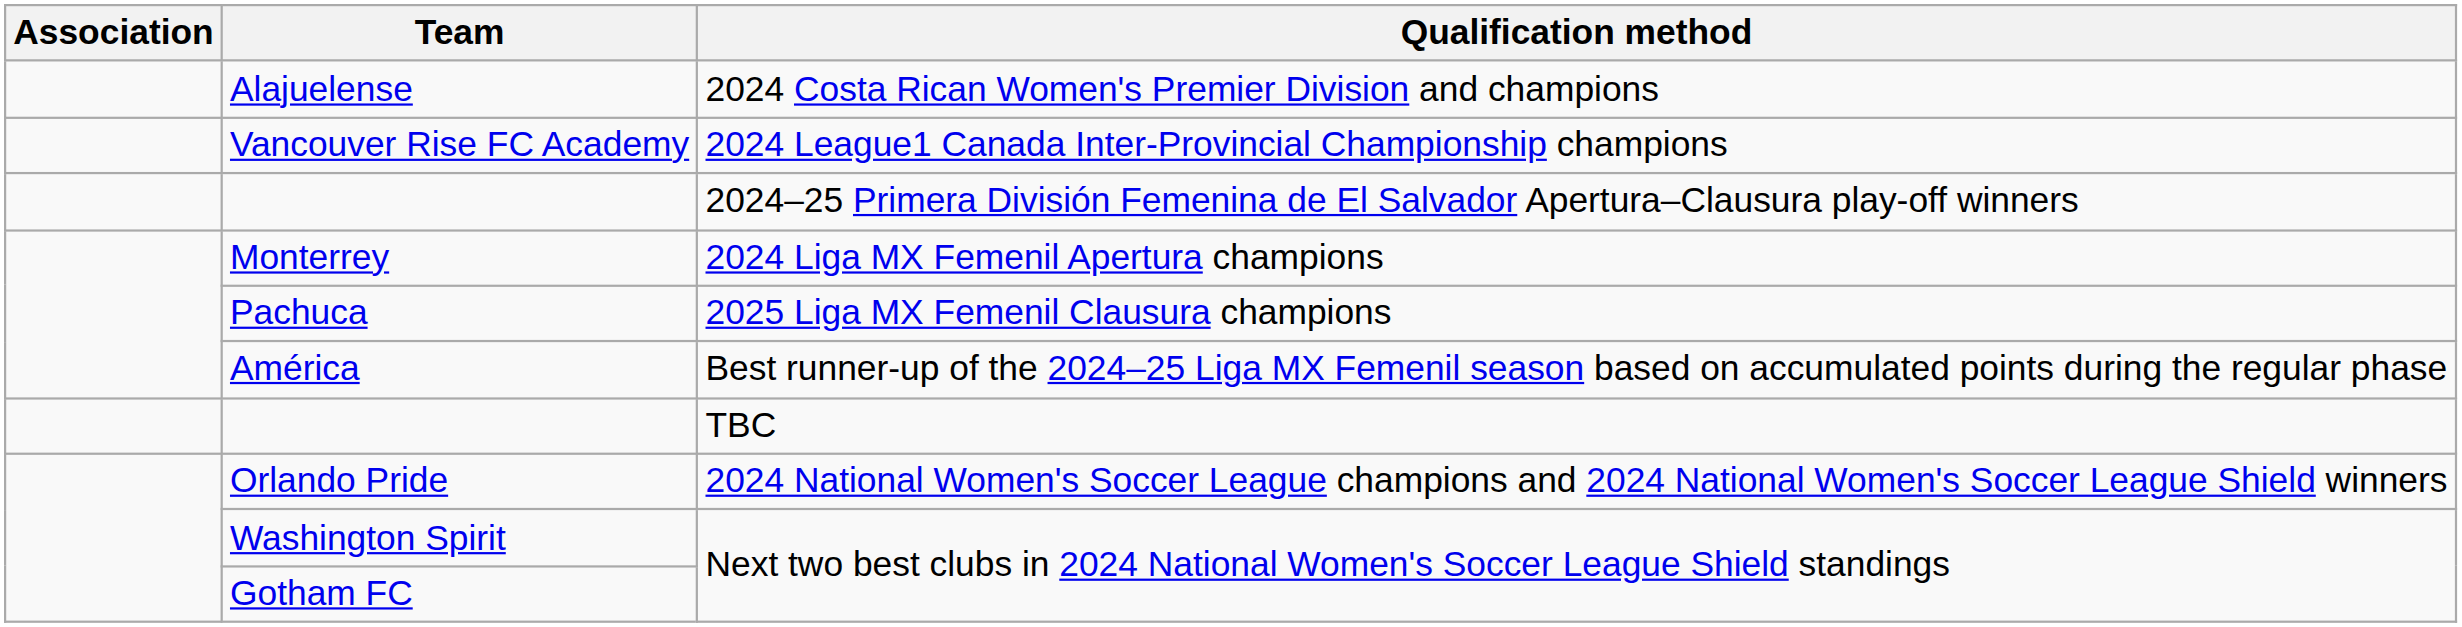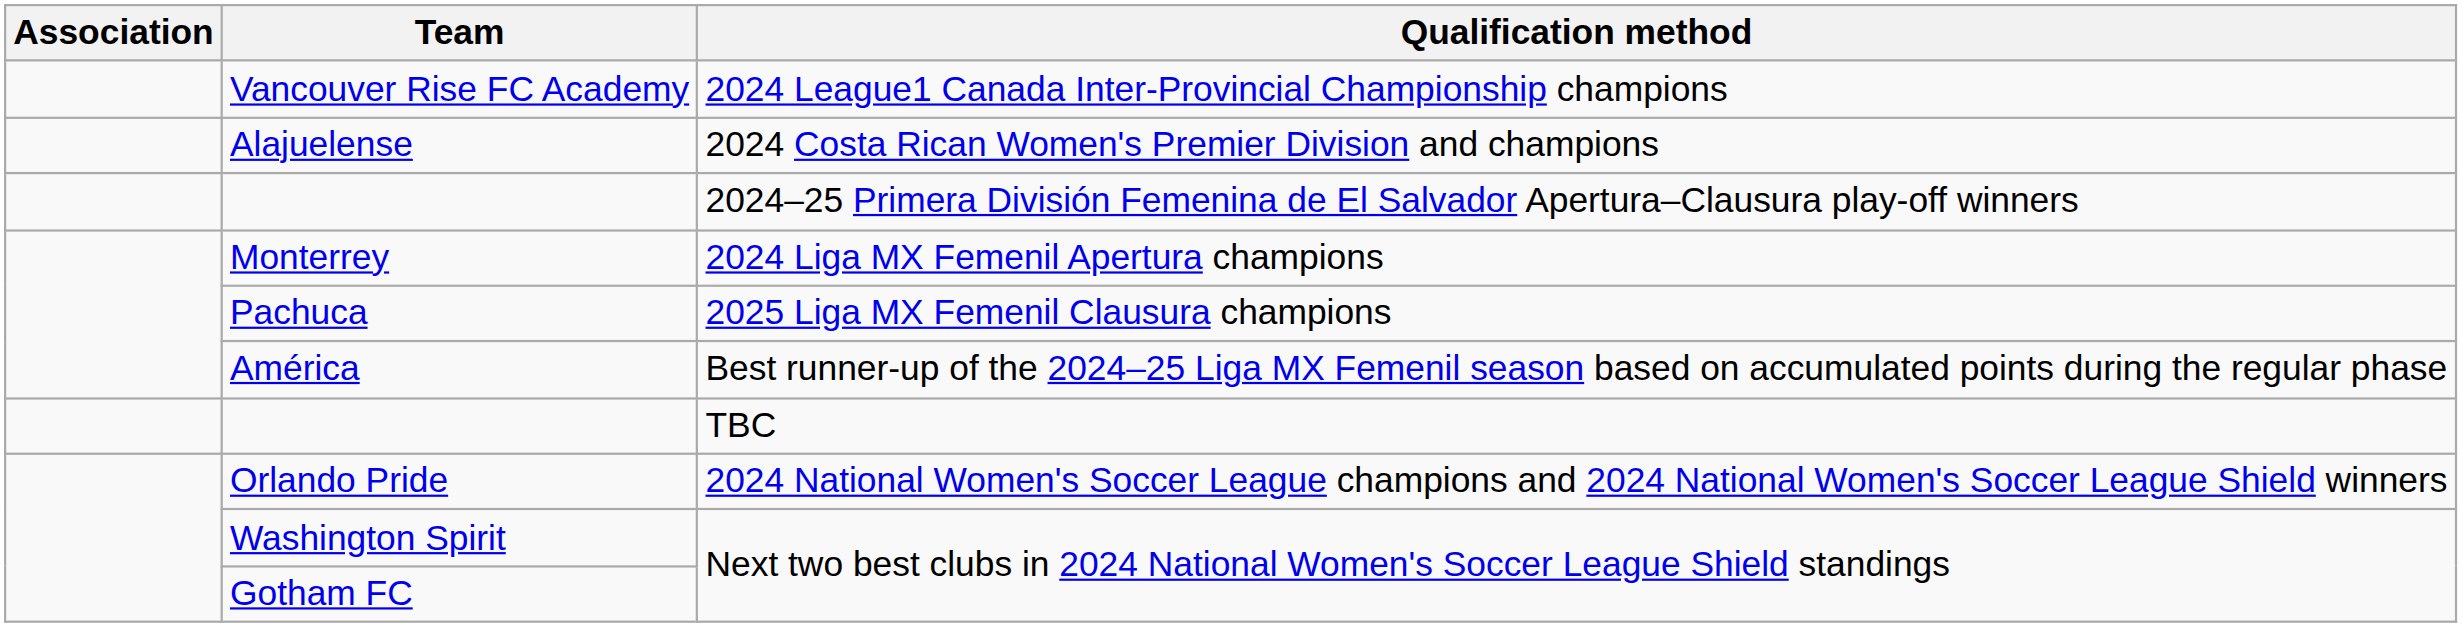rows swapped: (460, 144) <-> (321, 88)
